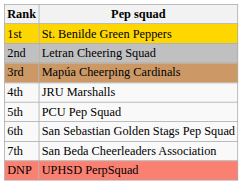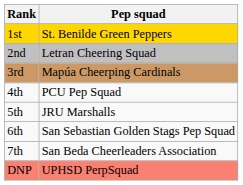(78, 92) JRU Marshalls -> (81, 92) PCU Pep Squad
(81, 111) PCU Pep Squad -> (78, 111) JRU Marshalls
